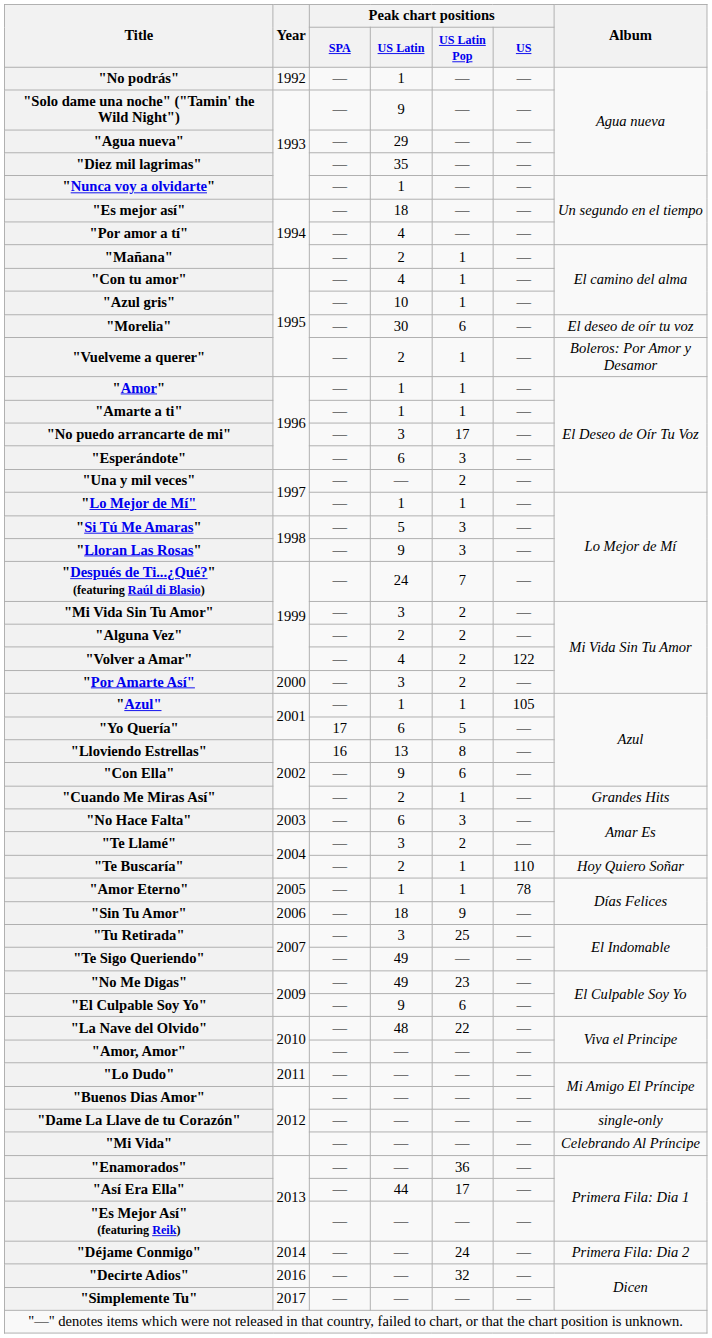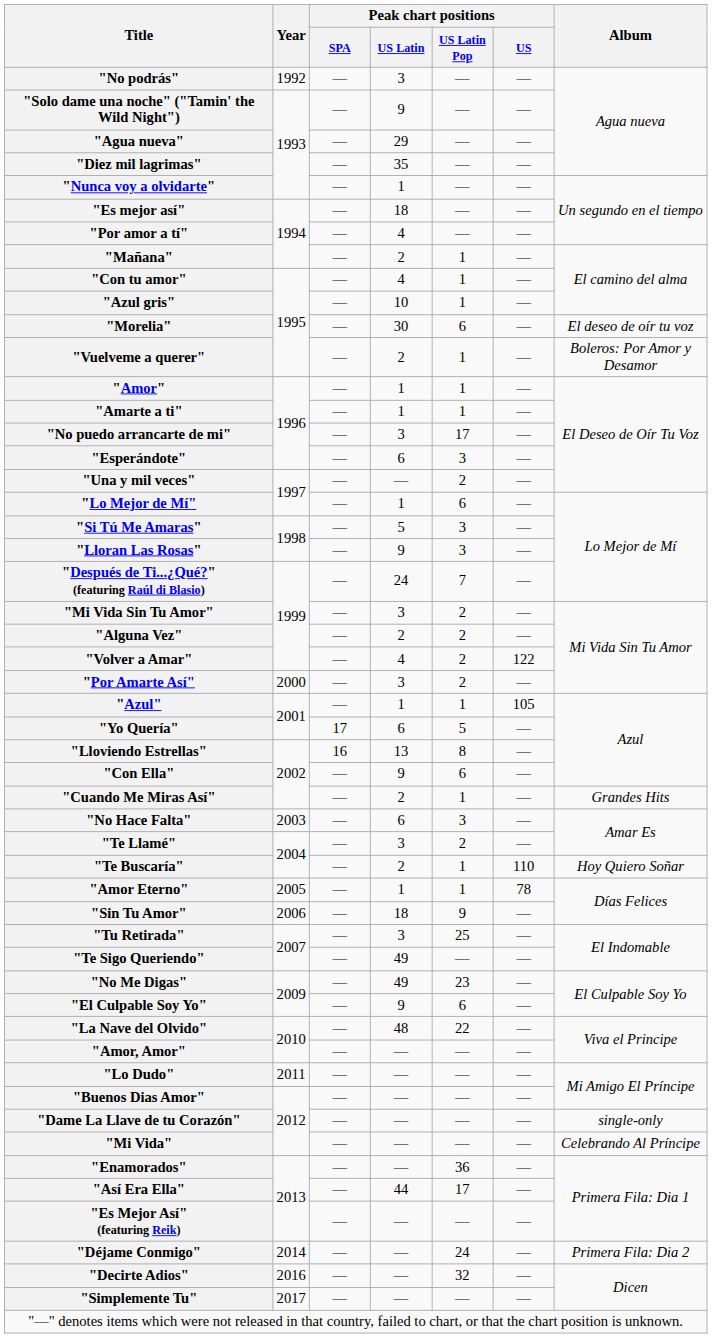(401, 78) 1 -> (401, 78) 3
(462, 503) 1 -> (462, 503) 6
